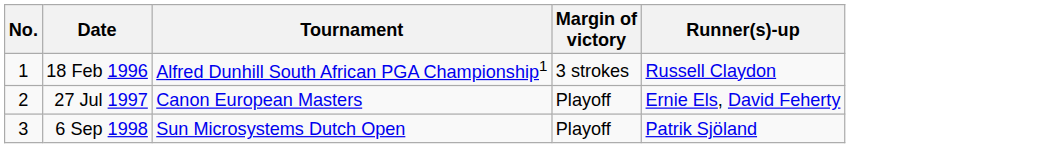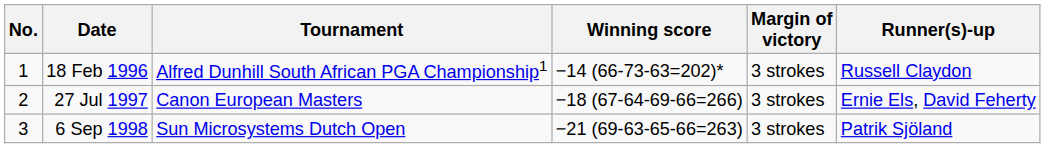+ column: (649, 29)
(583, 100) Playoff -> (788, 100) 3 strokes
(583, 129) Playoff -> (788, 129) 3 strokes
